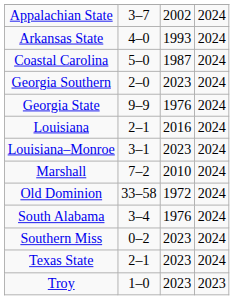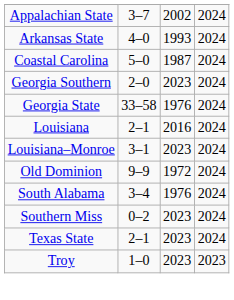(139, 104) 9–9 -> (139, 104) 33–58
- row: (61, 171)
(139, 194) 33–58 -> (139, 171) 9–9
